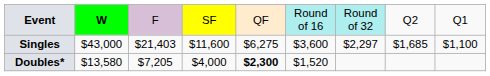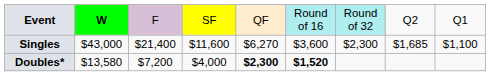(155, 44) $21,403 -> (155, 44) $21,400
(261, 44) $6,275 -> (261, 44) $6,270
(361, 44) $2,297 -> (361, 44) $2,300
(155, 62) $7,205 -> (155, 62) $7,200
(311, 62) normal -> (311, 62) bold
